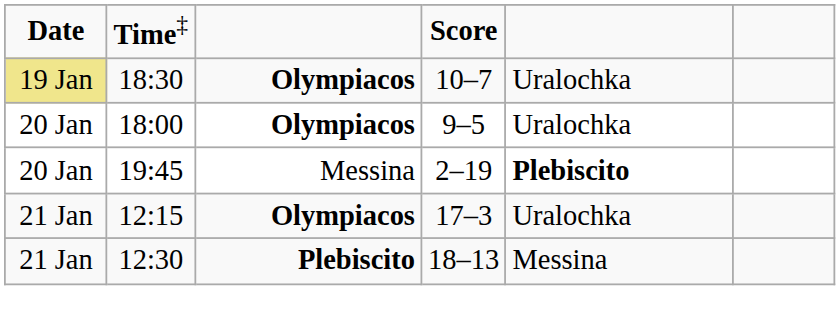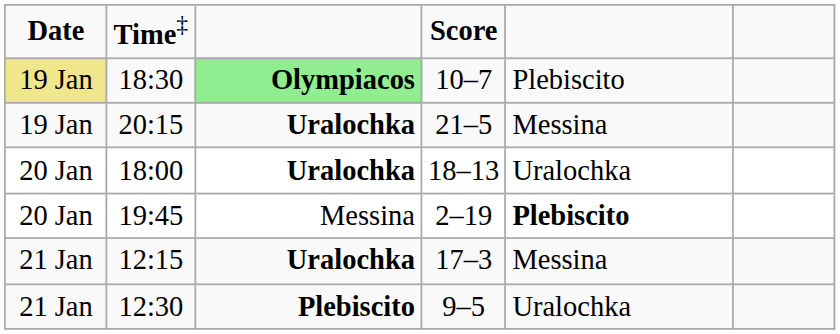(343, 79) no background -> (343, 79) lightgreen background
(572, 79) Uralochka -> (569, 79) Plebiscito
+ row: (151, 125)
(343, 125) Olympiacos -> (351, 170) Uralochka
(464, 125) 9–5 -> (464, 170) 18–13
(343, 215) Olympiacos -> (351, 260) Uralochka
(572, 215) Uralochka -> (560, 260) Messina
(464, 260) 18–13 -> (464, 305) 9–5
(560, 260) Messina -> (572, 305) Uralochka
